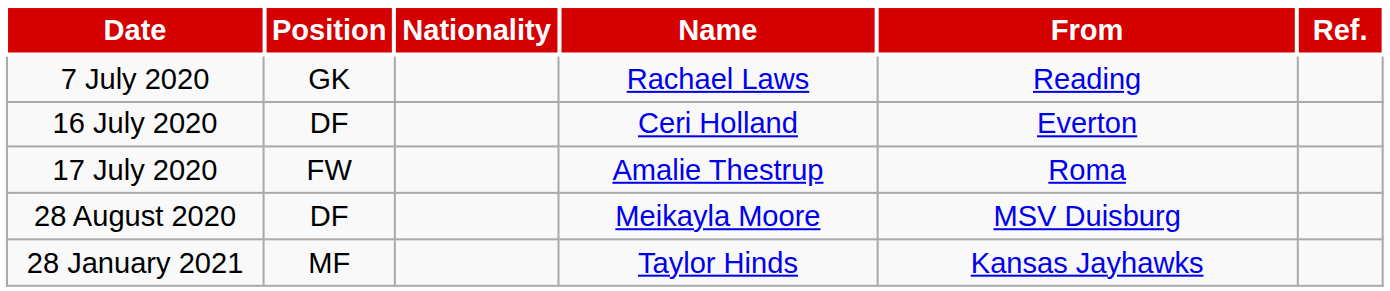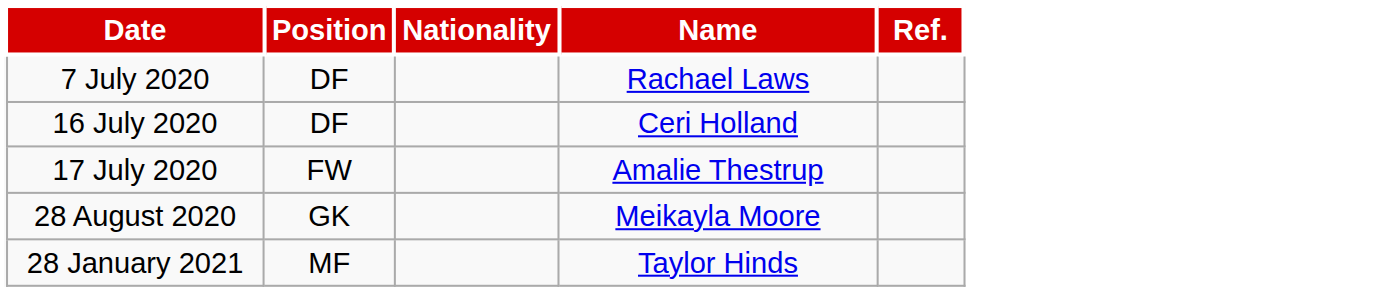- column: (1087, 30)
(329, 78) GK -> (329, 78) DF
(329, 216) DF -> (329, 216) GK
